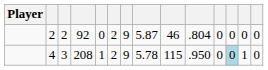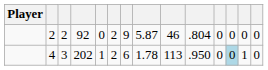(83, 55) 208 -> (83, 55) 202
(126, 55) 9 -> (126, 55) 6
(147, 55) 5.78 -> (147, 55) 1.78
(173, 55) 115 -> (173, 55) 113
